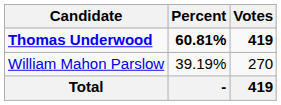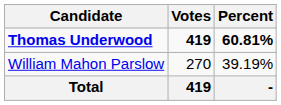columns swapped: (253, 16) <-> (199, 16)
